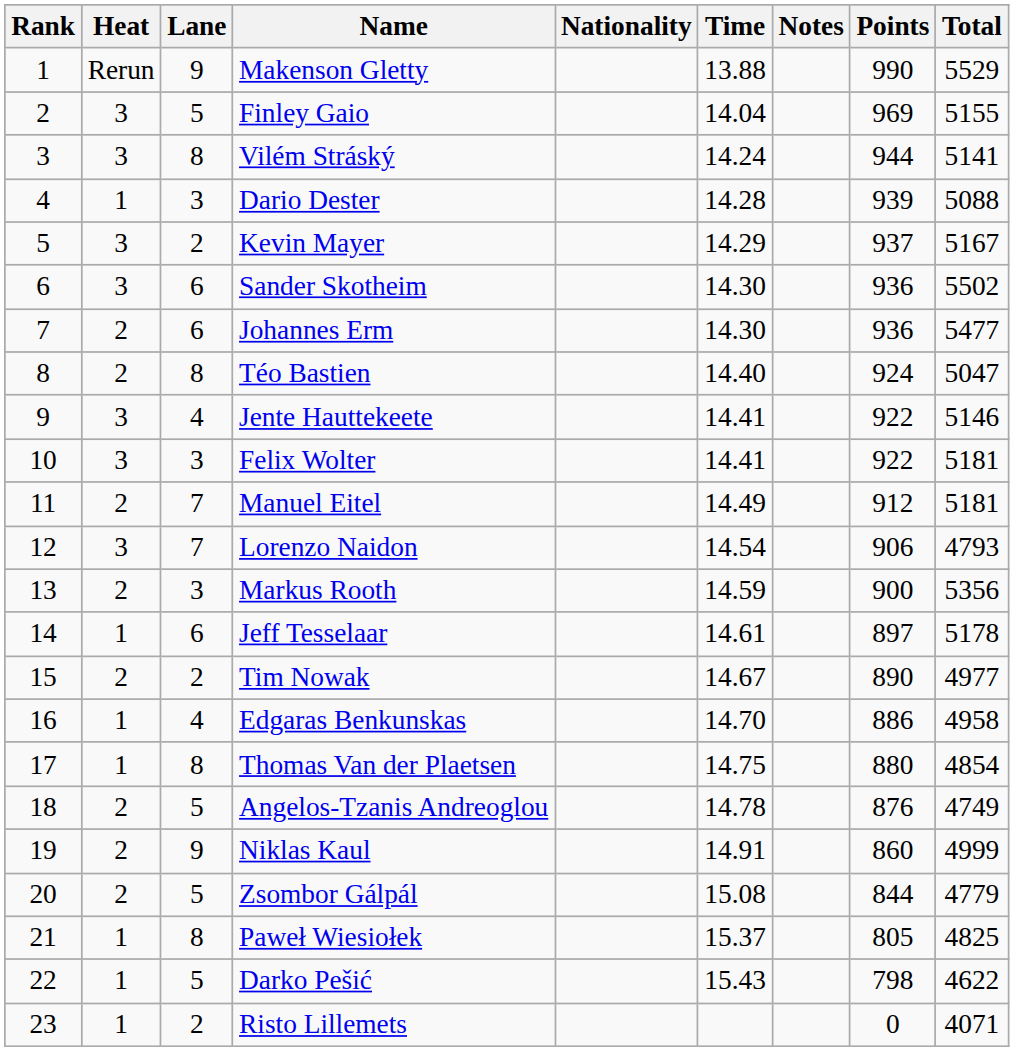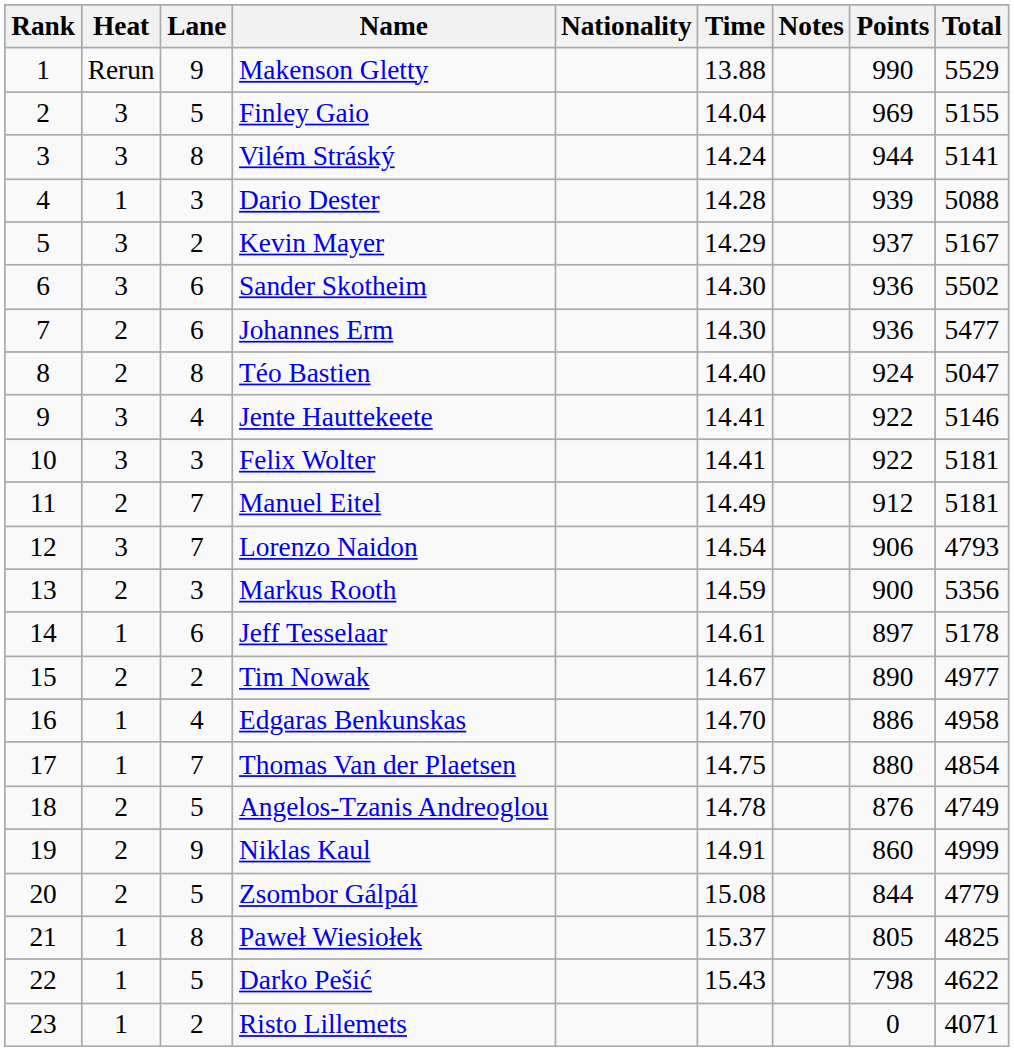(197, 763) 8 -> (197, 763) 7
